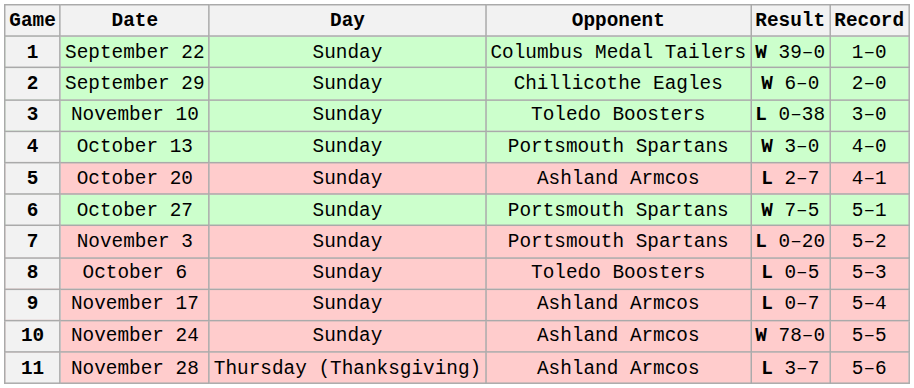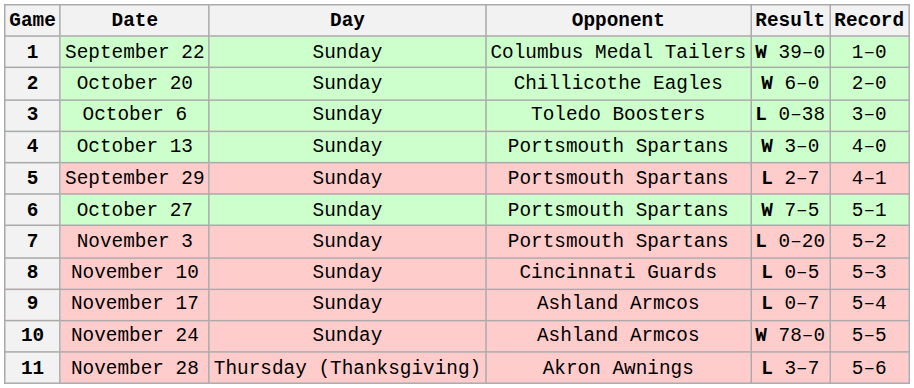(135, 84) September 29 -> (135, 84) October 20
(135, 115) November 10 -> (135, 115) October 6
(135, 178) October 20 -> (135, 178) September 29
(618, 178) Ashland Armcos -> (618, 178) Portsmouth Spartans
(135, 273) October 6 -> (135, 273) November 10
(618, 273) Toledo Boosters -> (618, 273) Cincinnati Guards
(618, 368) Ashland Armcos -> (618, 368) Akron Awnings
